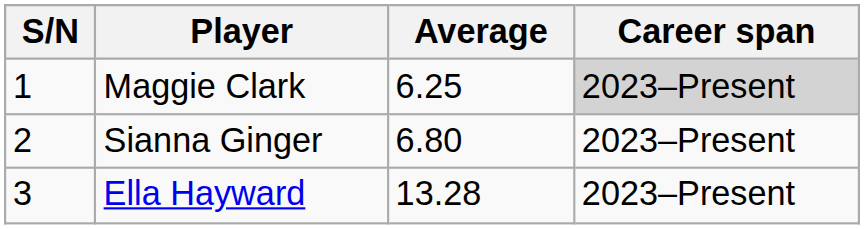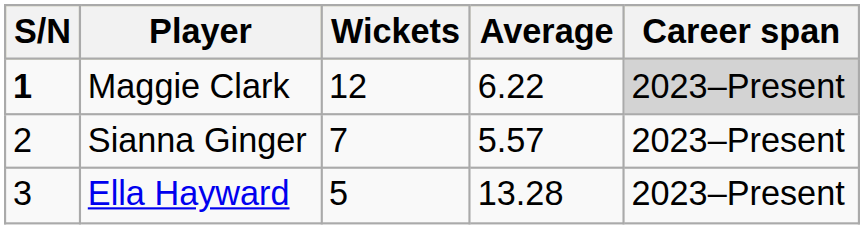+ column: (395, 31)
(22, 85) normal -> (22, 85) bold
(429, 85) 6.25 -> (511, 85) 6.22
(429, 140) 6.80 -> (511, 140) 5.57
